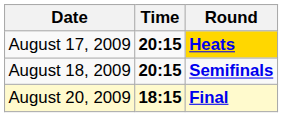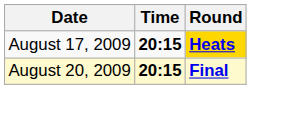- row: (70, 71)
(160, 97) 18:15 -> (160, 71) 20:15
